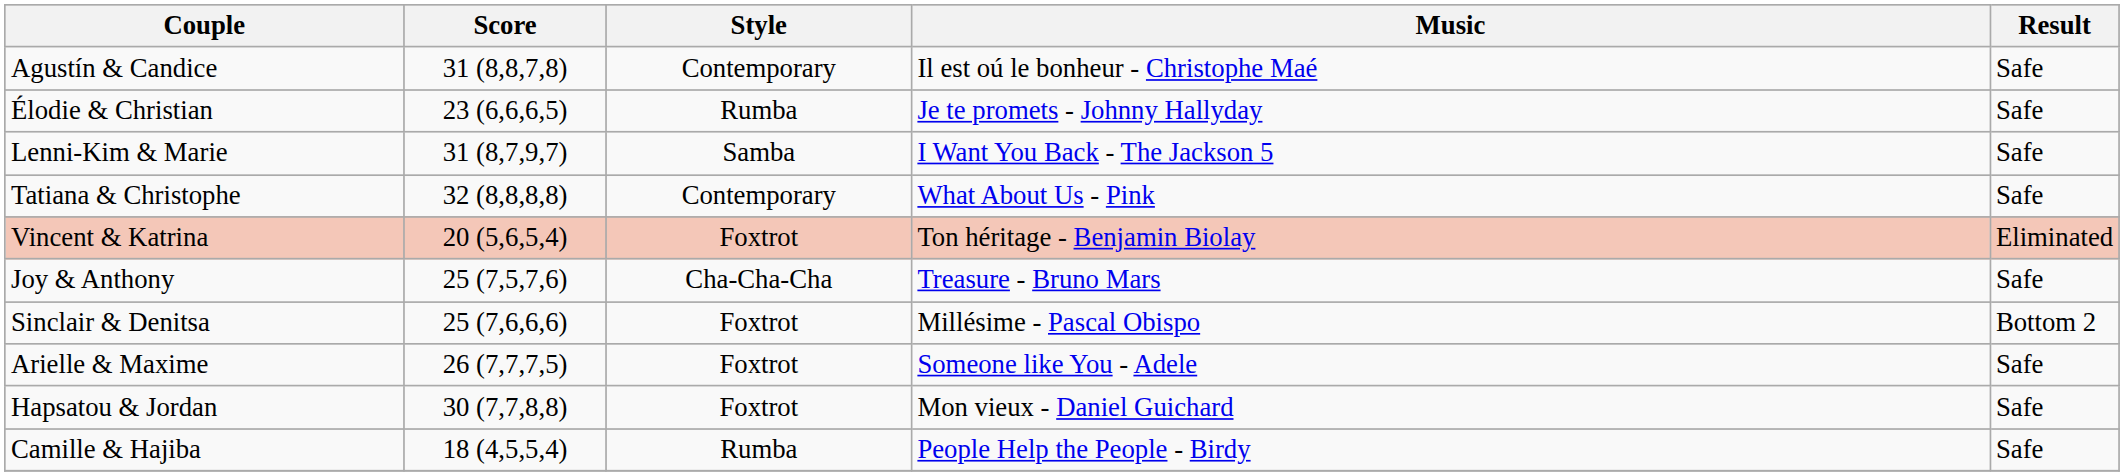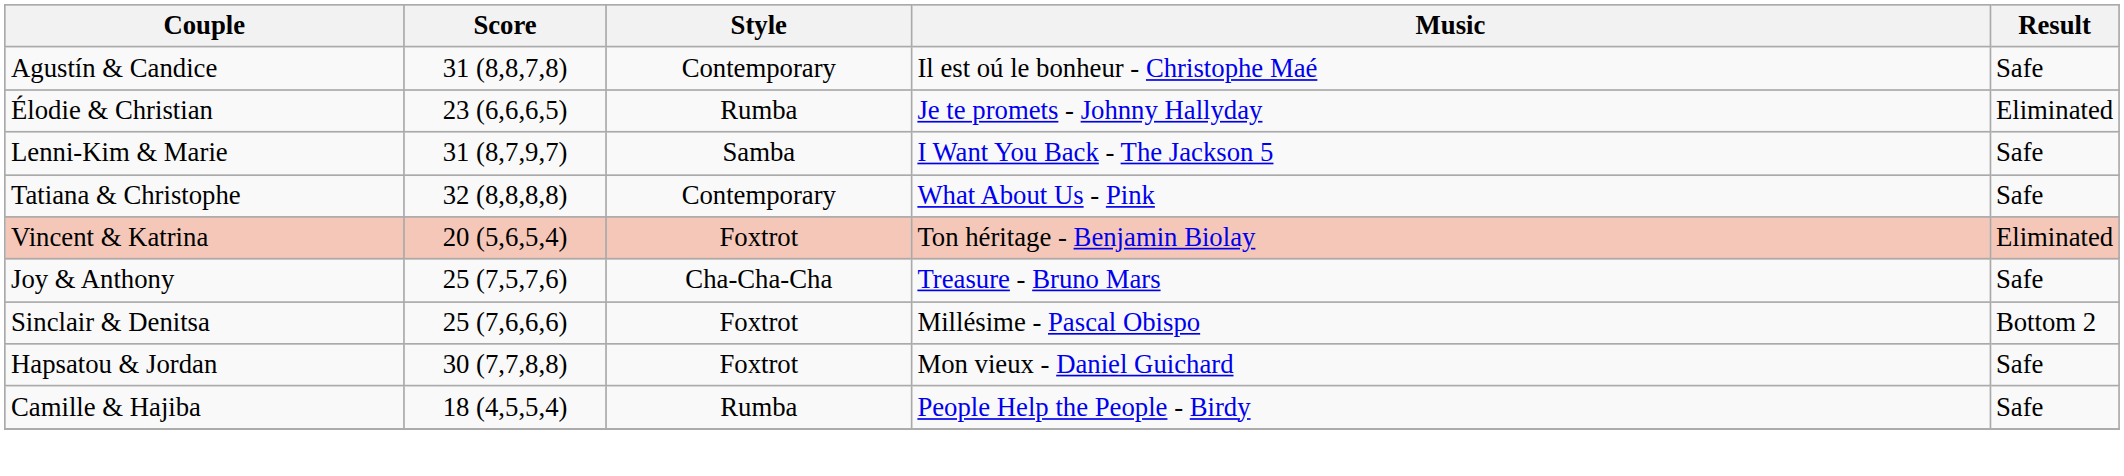(2020, 110) Safe -> (2055, 110) Eliminated
- row: (110, 364)
